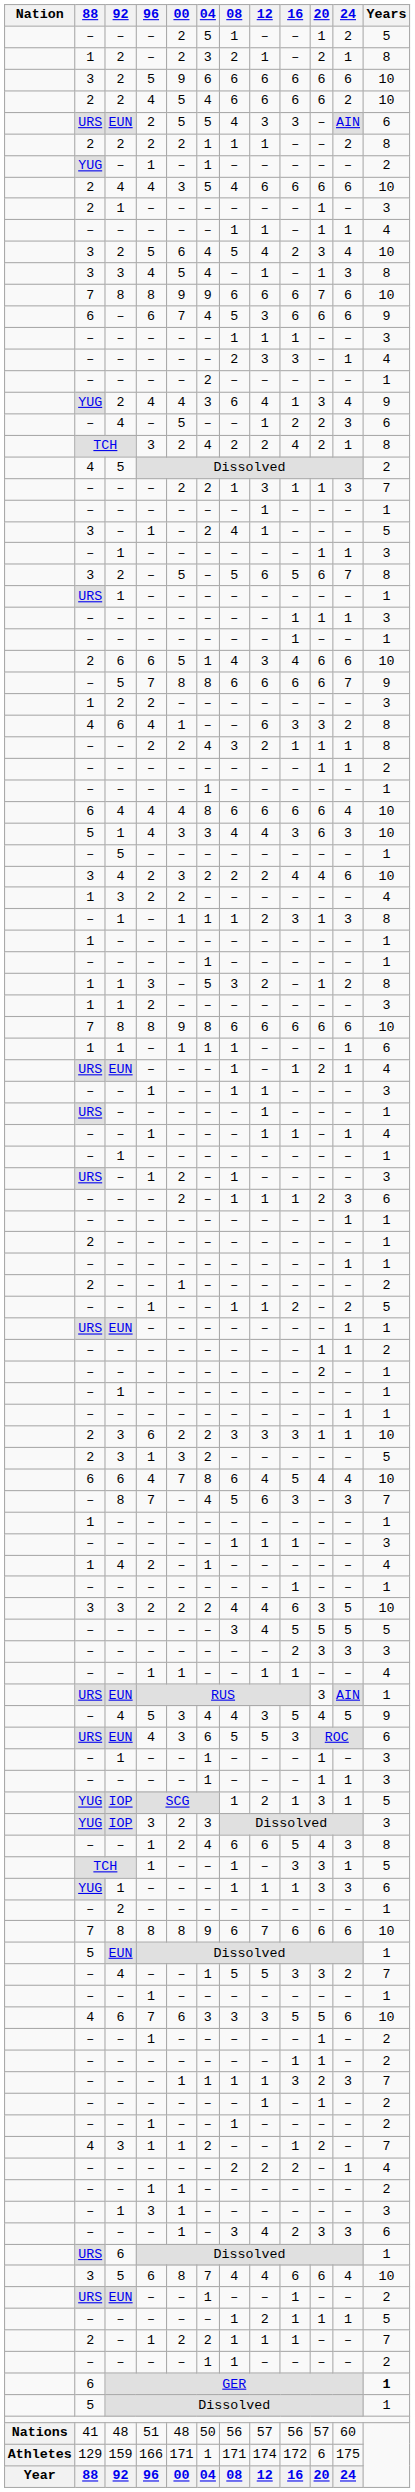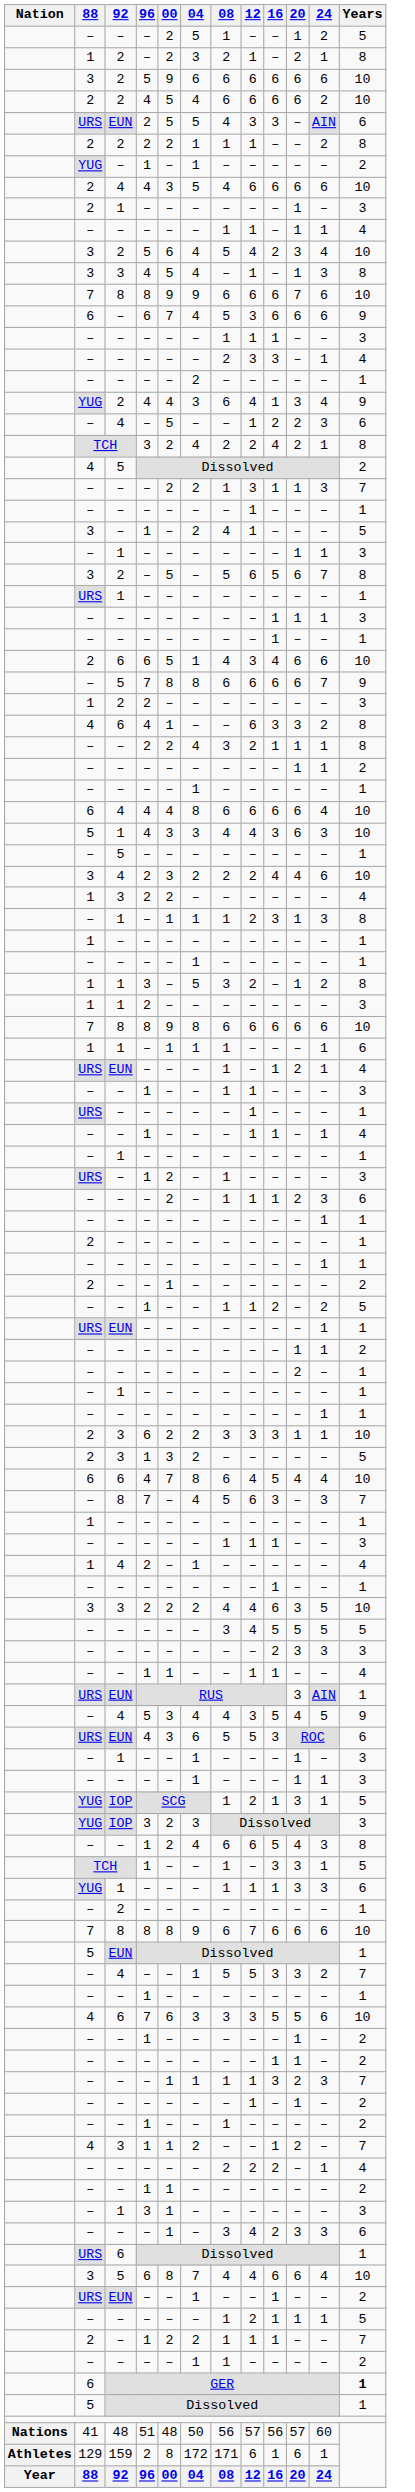(151, 2455) 166 -> (147, 2455) 2
(181, 2455) 171 -> (169, 2455) 8
(208, 2455) 1 -> (196, 2455) 172
(265, 2455) 174 -> (253, 2455) 6
(295, 2455) 172 -> (275, 2455) 1
(348, 2455) 175 -> (324, 2455) 1
